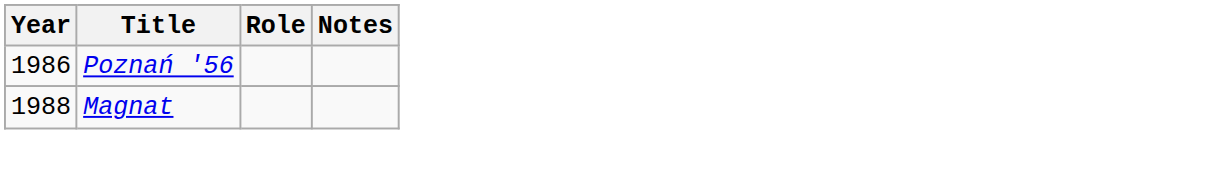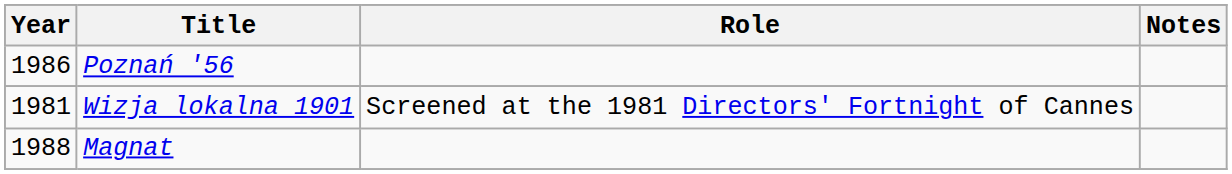+ row: (219, 107)
